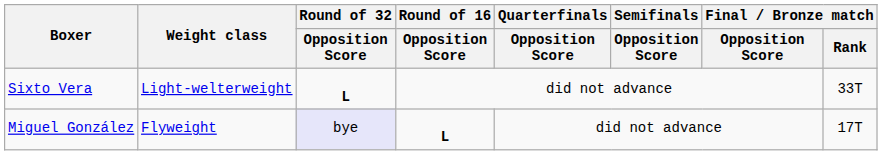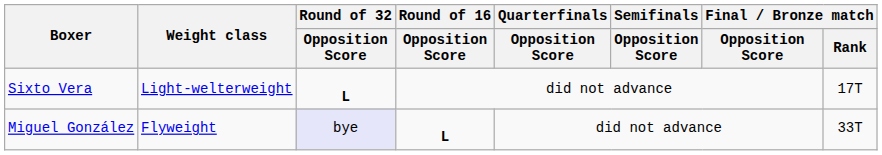(850, 88) 33T -> (850, 88) 17T
(850, 129) 17T -> (850, 129) 33T
